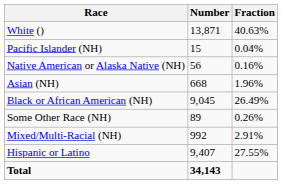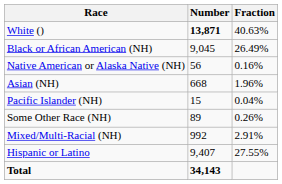(205, 30) normal -> (205, 30) bold
rows swapped: (80, 100) <-> (54, 48)
